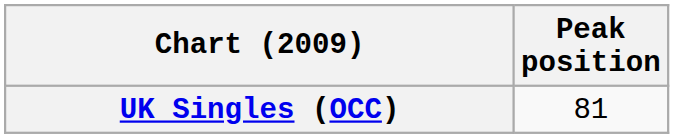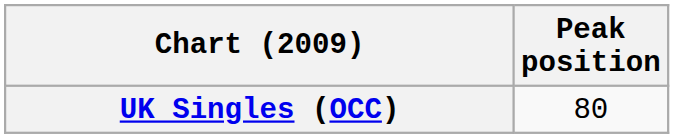(591, 110) 81 -> (591, 110) 80
